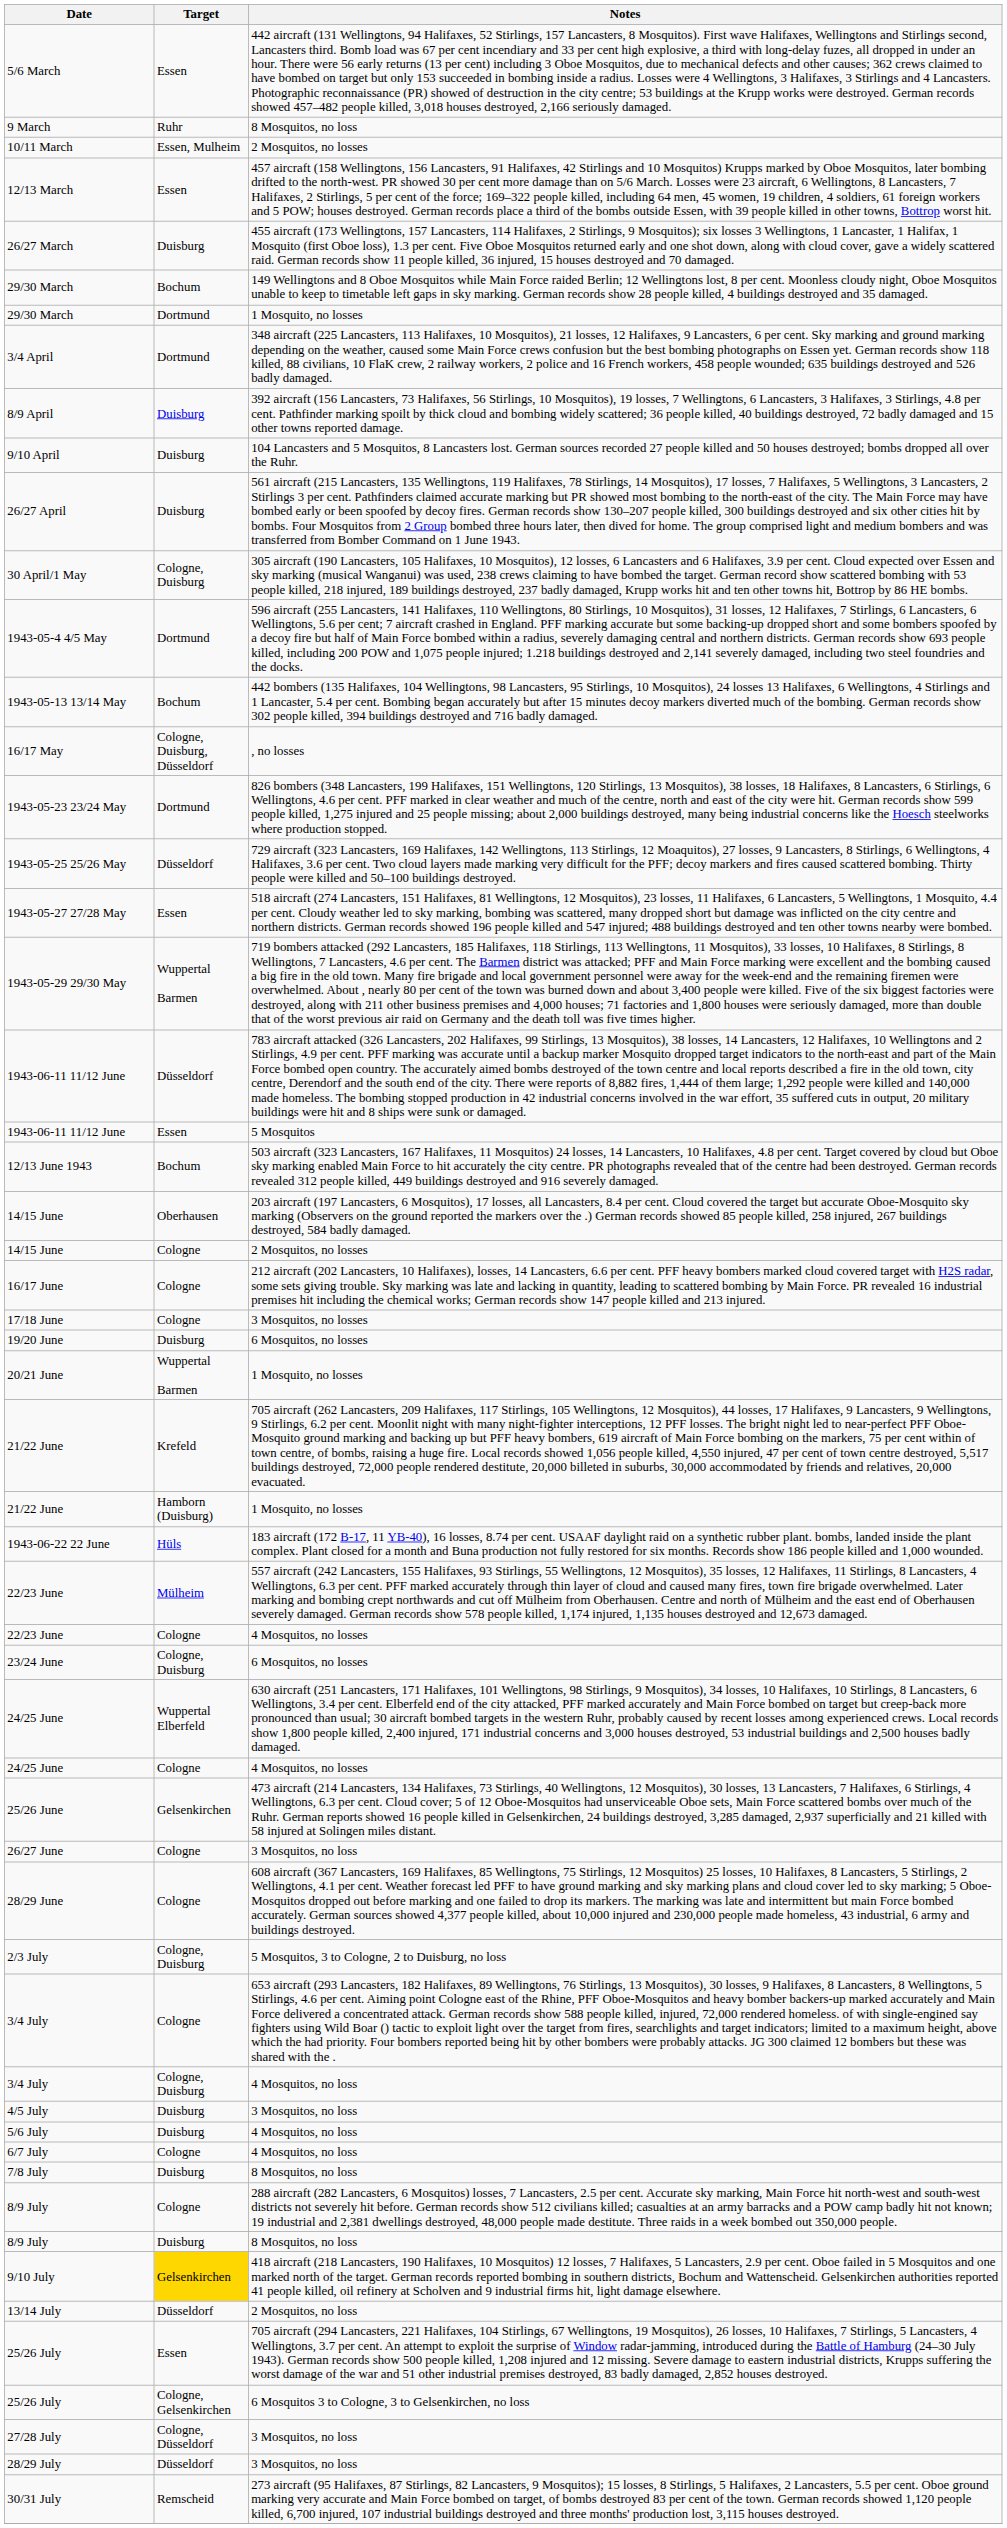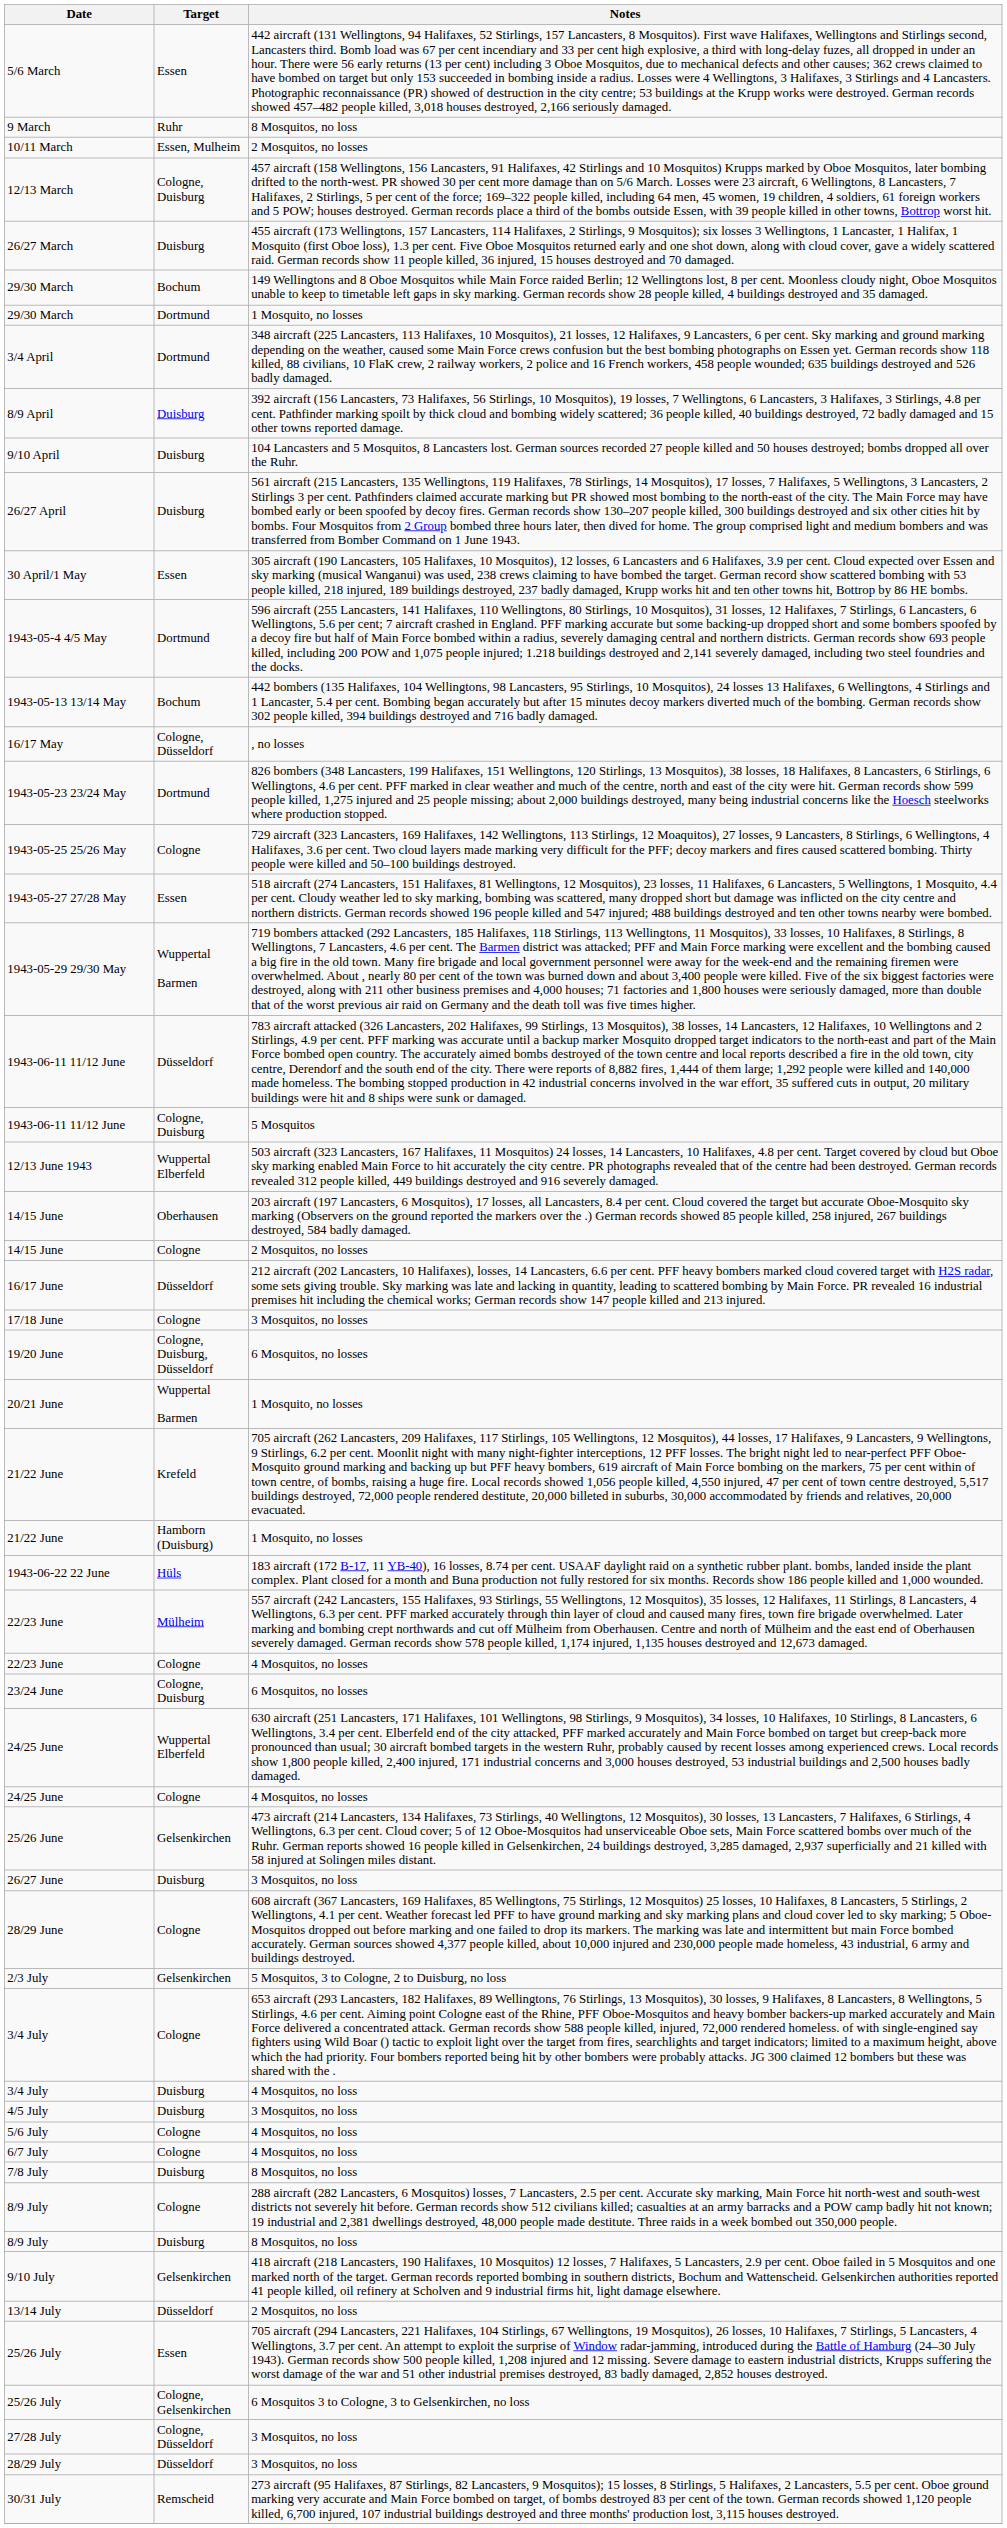(172, 189) Essen -> (181, 189) Cologne, Duisburg
(181, 575) Cologne, Duisburg -> (172, 575) Essen
(185, 751) Cologne, Duisburg, Düsseldorf -> (185, 743) Cologne, Düsseldorf
(185, 863) Düsseldorf -> (179, 849) Cologne
(172, 1132) Essen -> (181, 1124) Cologne, Duisburg
(179, 1166) Bochum -> (184, 1166) Wuppertal Elberfeld
(179, 1285) Cologne -> (185, 1285) Düsseldorf
(181, 1340) Duisburg -> (185, 1354) Cologne, Duisburg, Düsseldorf
(179, 1851) Cologne -> (181, 1880) Duisburg
(181, 1957) Cologne, Duisburg -> (194, 1978) Gelsenkirchen
(181, 2084) Cologne, Duisburg -> (181, 2091) Duisburg
(181, 2131) Duisburg -> (179, 2131) Cologne
(194, 2276) gold background -> (194, 2276) no background
